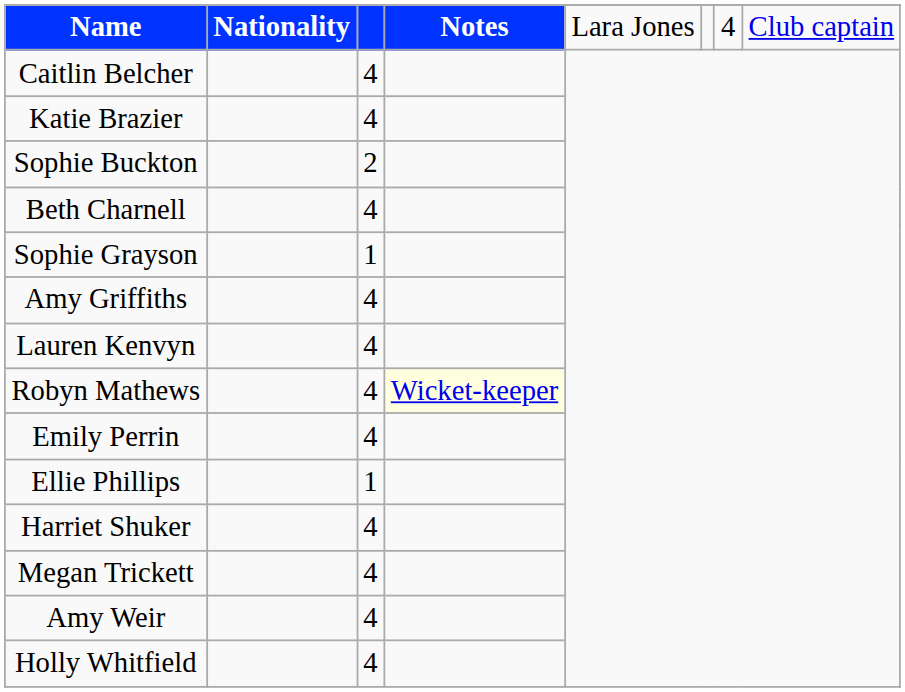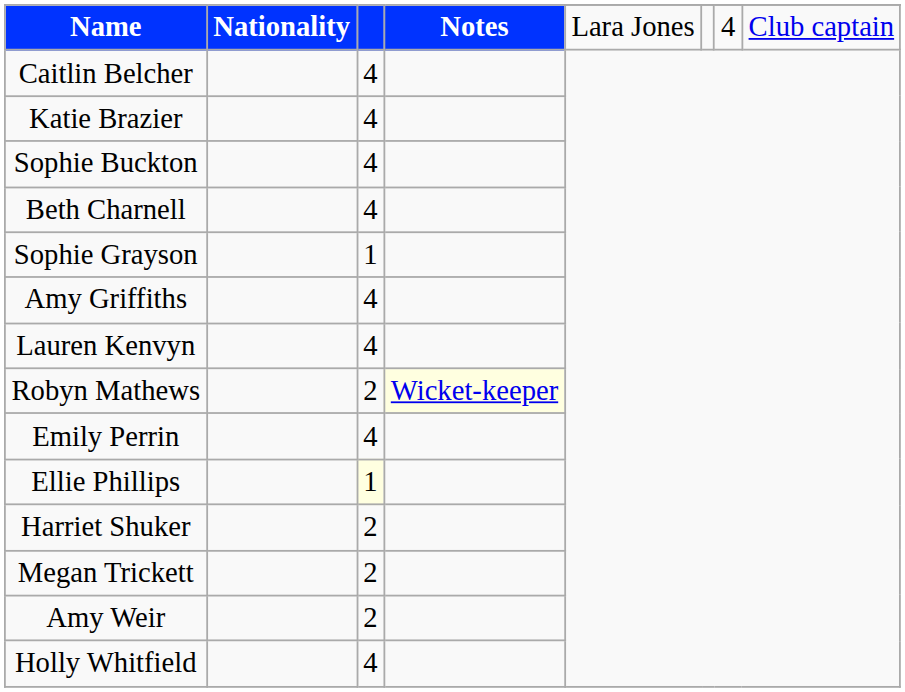(370, 163) 2 -> (370, 163) 4
(370, 390) 4 -> (370, 390) 2
(370, 481) no background -> (370, 481) lightyellow background
(370, 526) 4 -> (370, 526) 2
(370, 572) 4 -> (370, 572) 2
(370, 617) 4 -> (370, 617) 2
